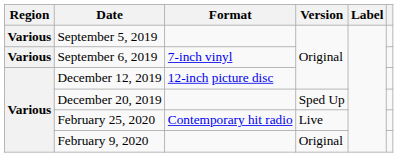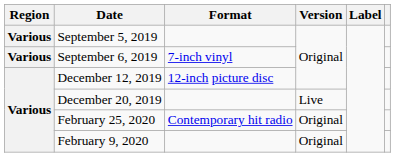(322, 99) Sped Up -> (311, 99) Live
(311, 120) Live -> (321, 120) Original
